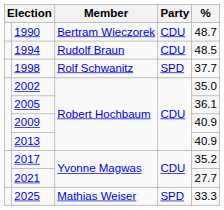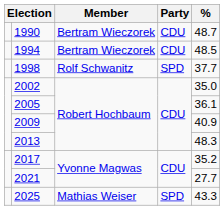(91, 50) Rudolf Braun -> (106, 50) Bertram Wieczorek
(206, 141) 40.9 -> (206, 141) 48.3
(206, 196) 33.3 -> (206, 196) 43.3
